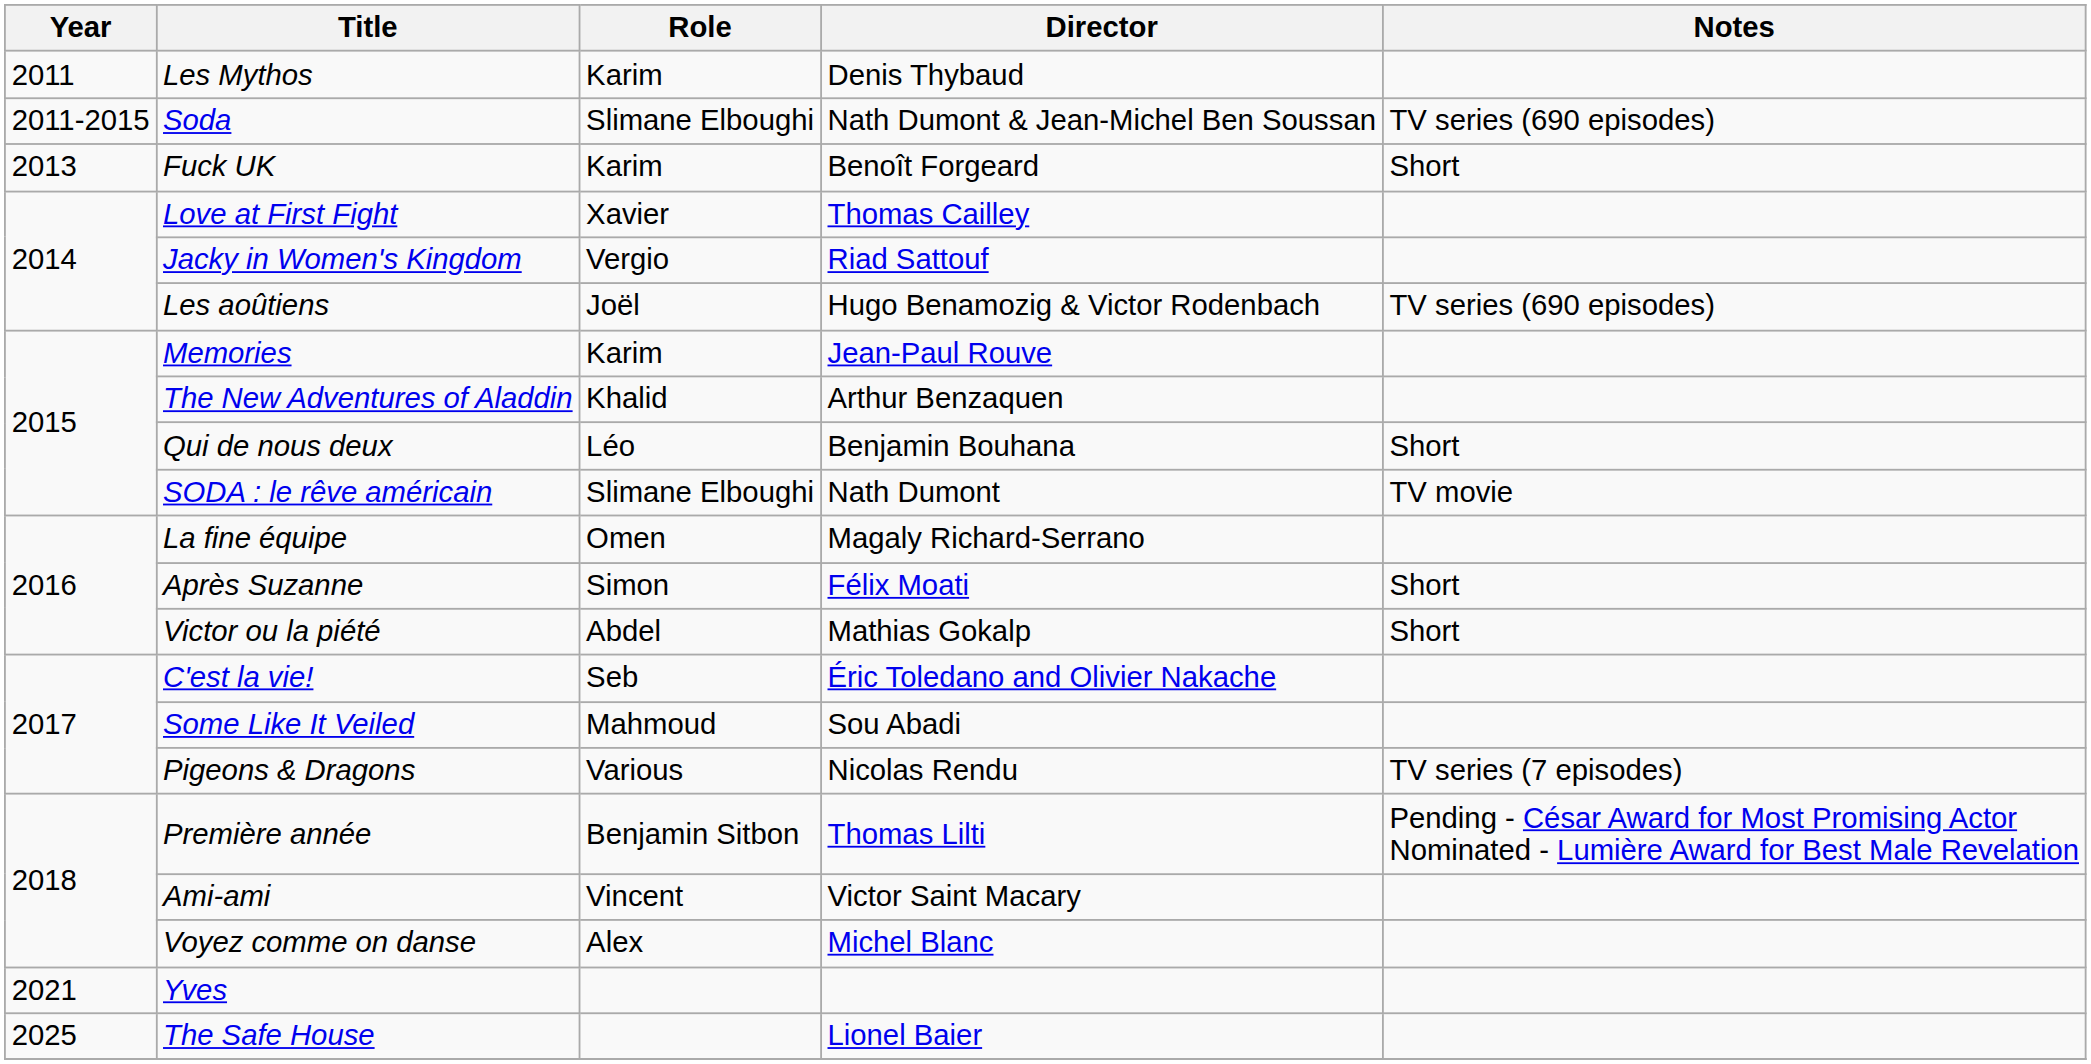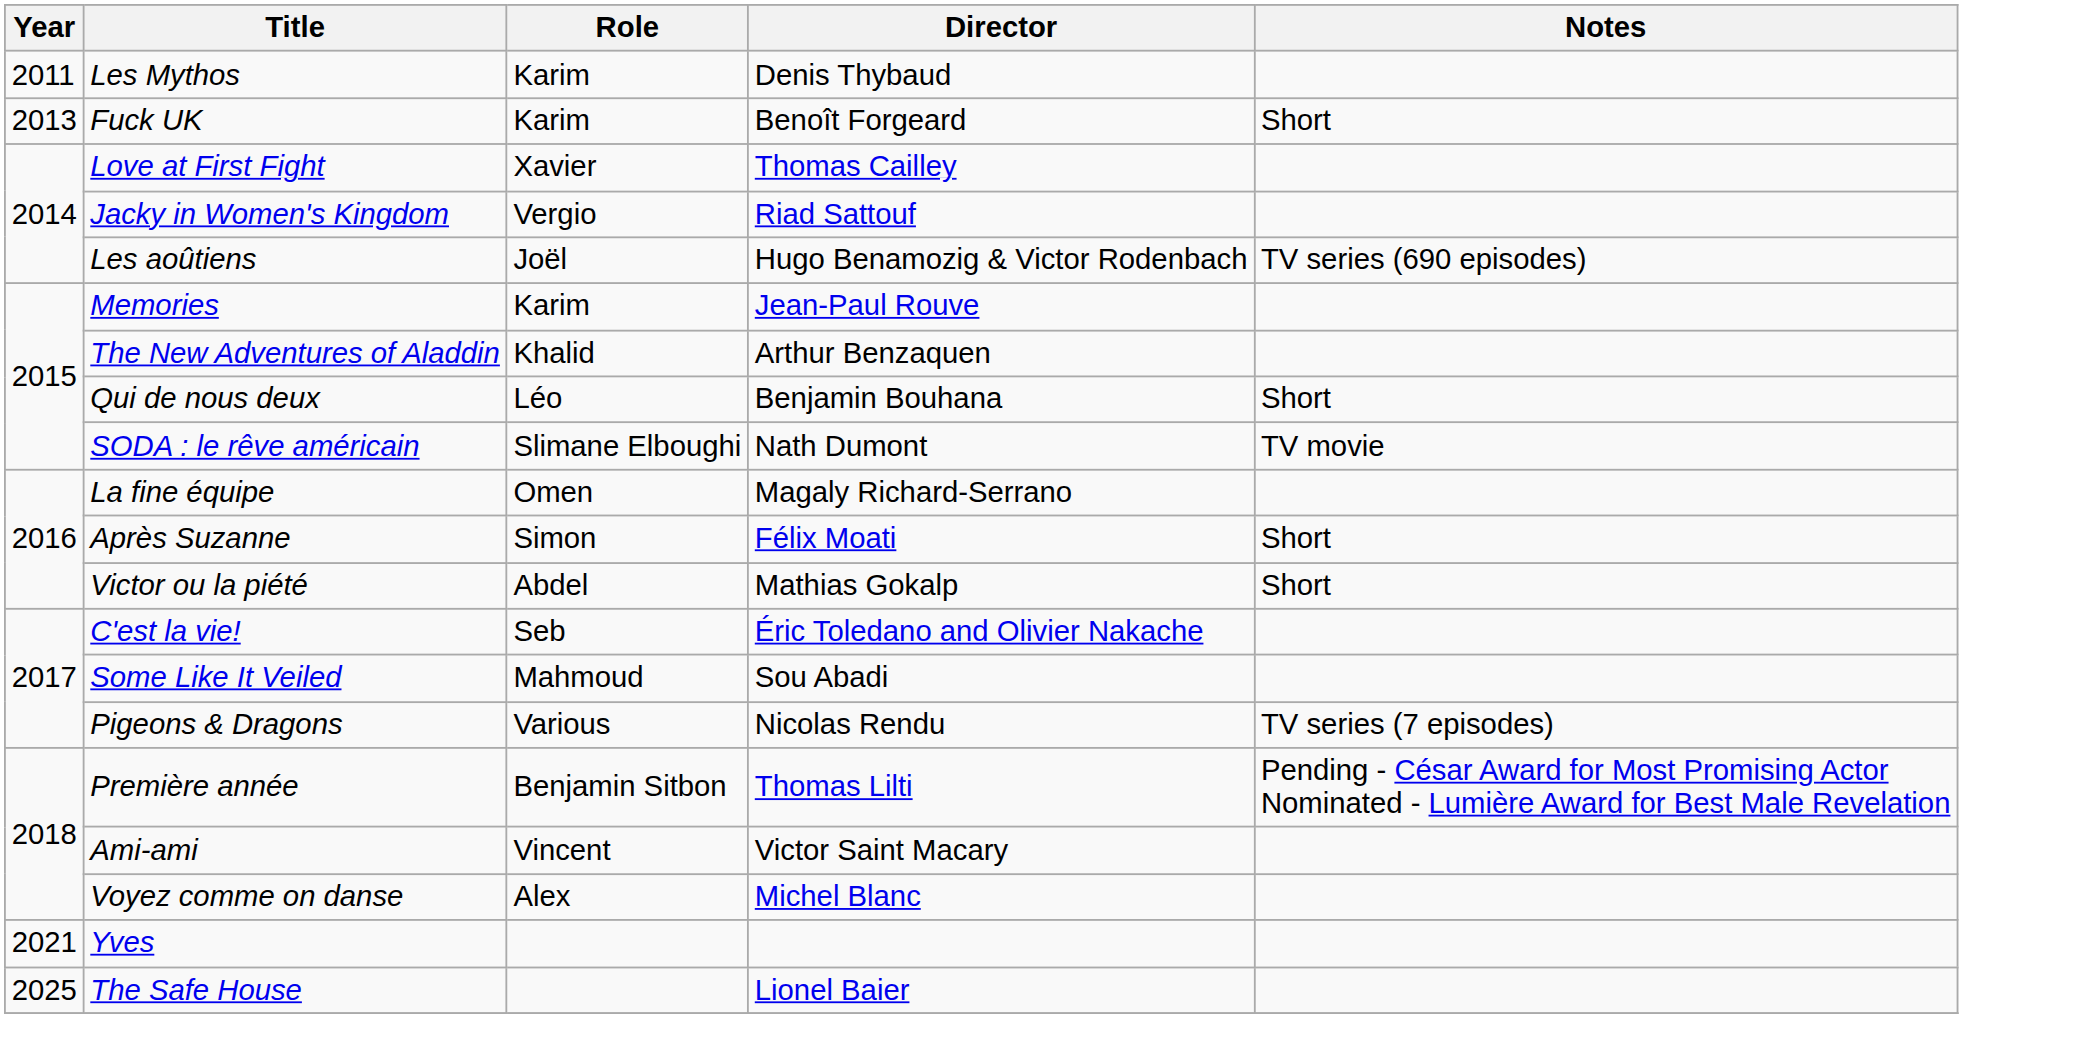- row: (197, 120)
